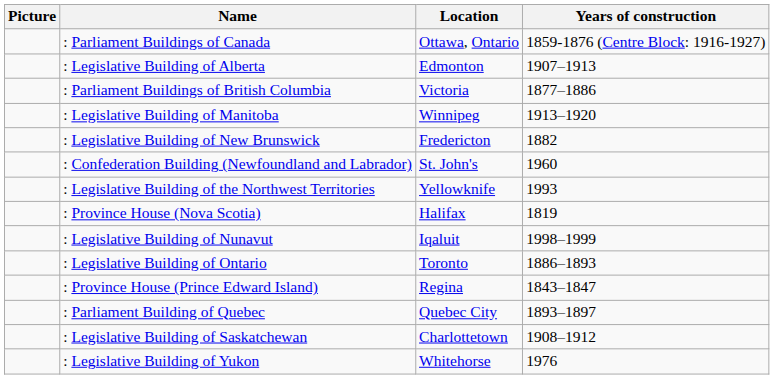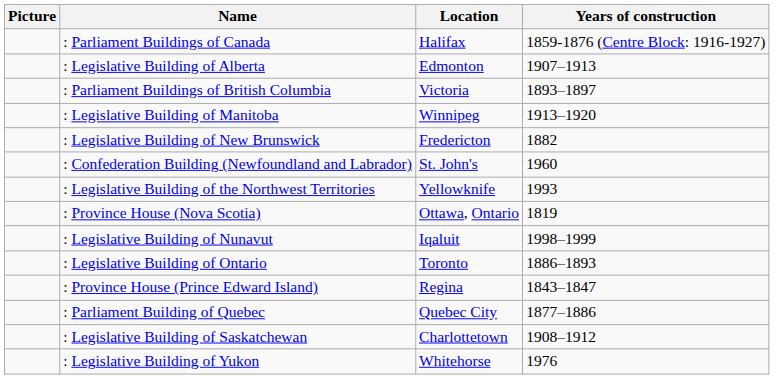(469, 41) Ottawa, Ontario -> (442, 41) Halifax
(561, 90) 1877–1886 -> (561, 90) 1893–1897
(442, 213) Halifax -> (469, 213) Ottawa, Ontario
(561, 312) 1893–1897 -> (561, 312) 1877–1886
